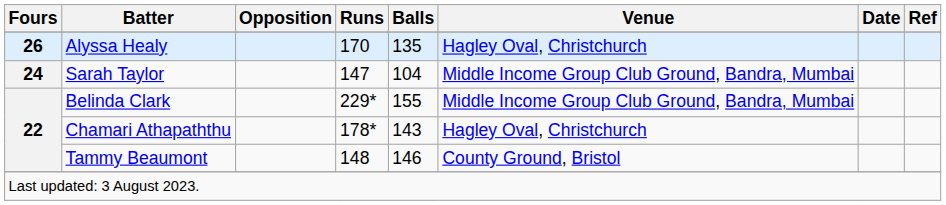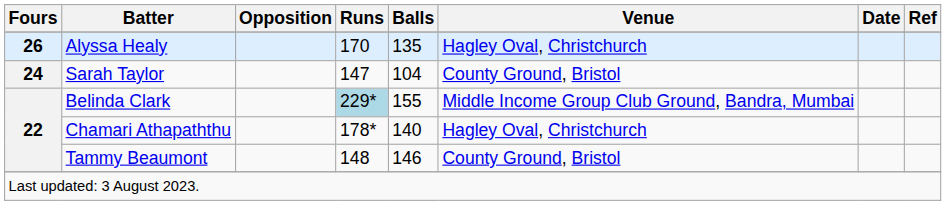(648, 74) Middle Income Group Club Ground, Bandra, Mumbai -> (531, 74) County Ground, Bristol
(358, 102) no background -> (358, 102) lightblue background
(407, 130) 143 -> (407, 130) 140
